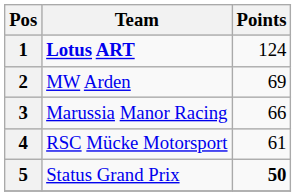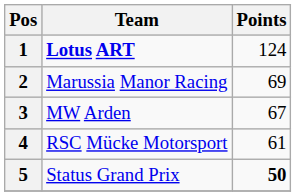(88, 81) MW Arden -> (137, 81) Marussia Manor Racing
(137, 112) Marussia Manor Racing -> (88, 112) MW Arden
(277, 112) 66 -> (277, 112) 67
